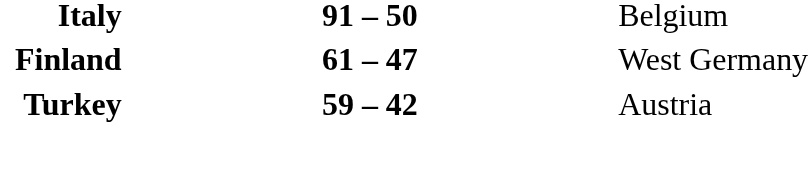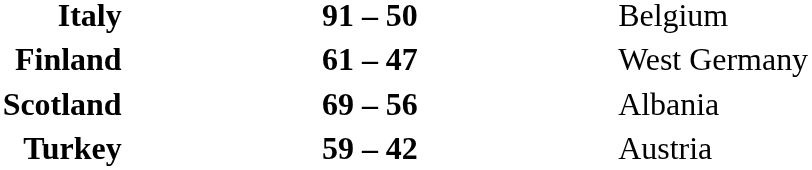+ row: (62, 104)
